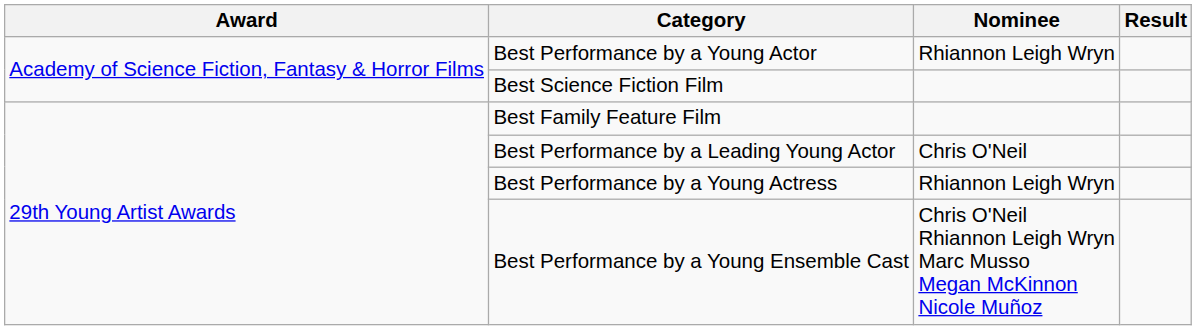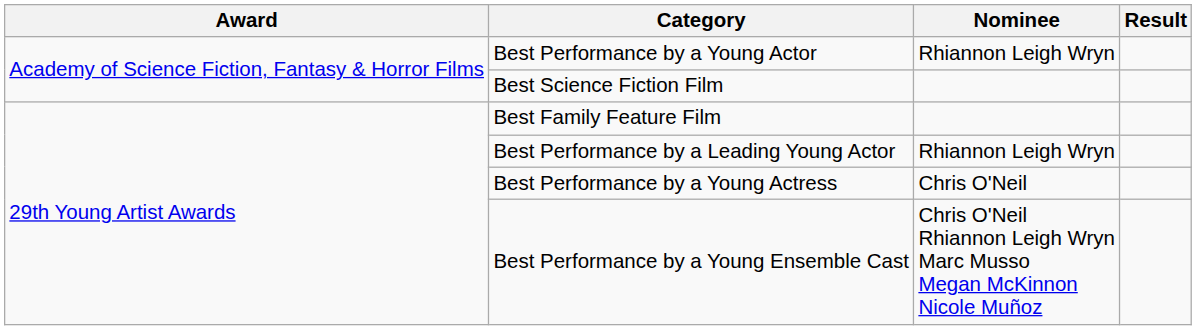(973, 150) Chris O'Neil -> (1017, 150) Rhiannon Leigh Wryn
(1017, 183) Rhiannon Leigh Wryn -> (973, 183) Chris O'Neil
